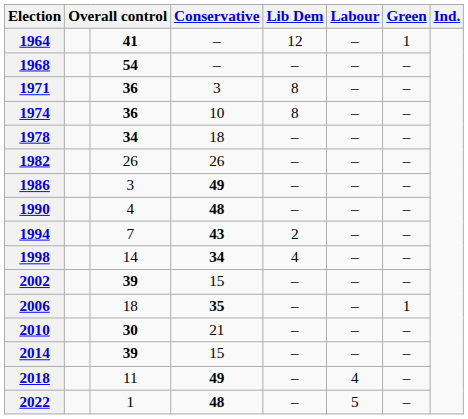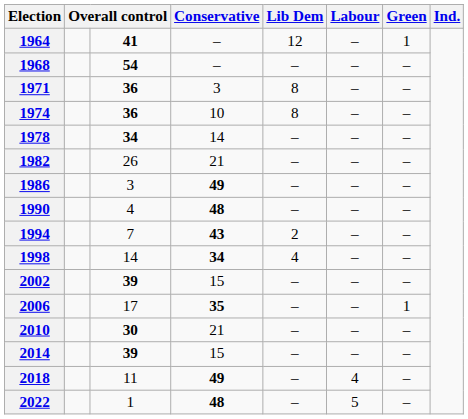(217, 137) 18 -> (217, 137) 14
(217, 161) 26 -> (217, 161) 21
(130, 305) 18 -> (130, 305) 17
